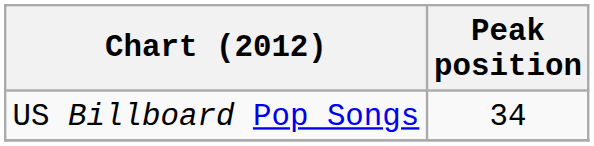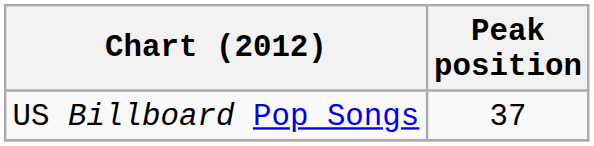(508, 116) 34 -> (508, 116) 37
